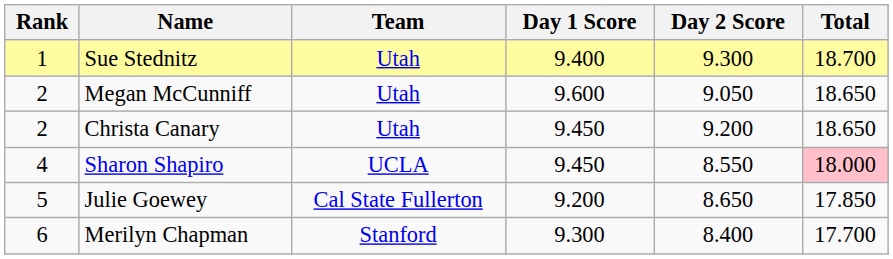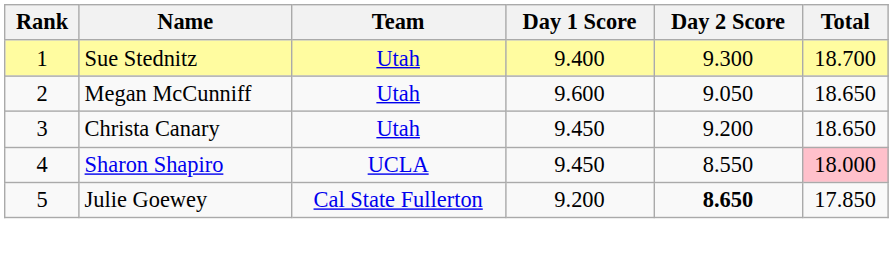(42, 128) 2 -> (42, 128) 3
(728, 199) normal -> (728, 199) bold
- row: (166, 235)
